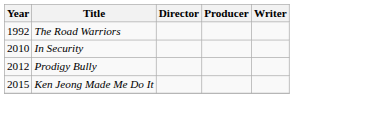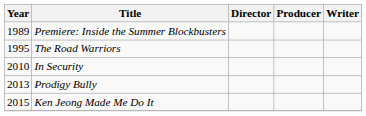+ row: (130, 31)
(18, 31) 1992 -> (18, 48) 1995
(18, 66) 2012 -> (18, 84) 2013
